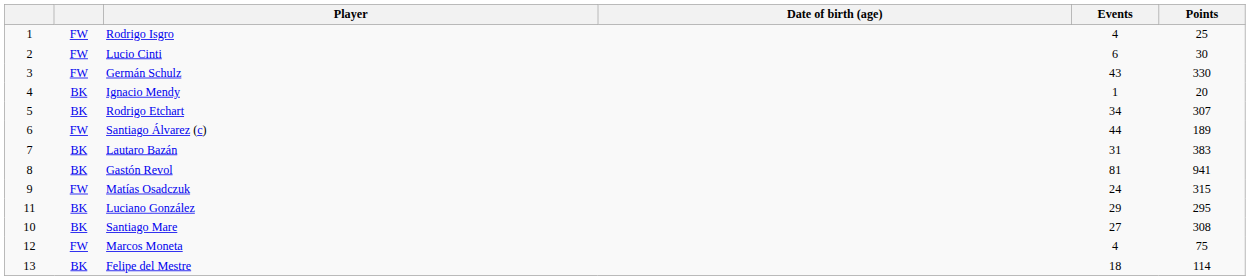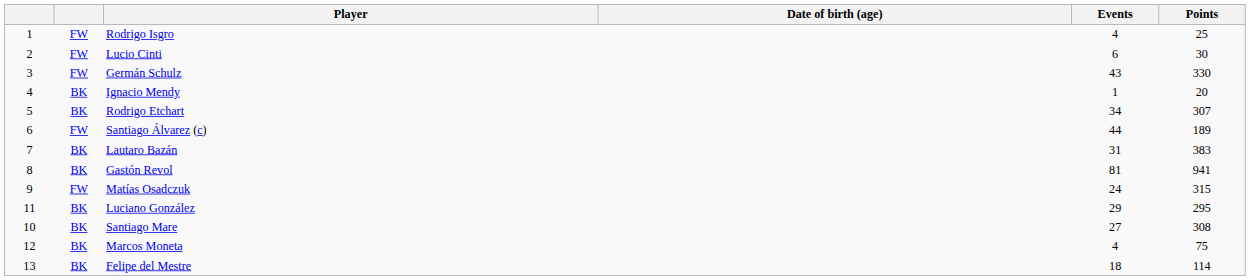(79, 246) FW -> (79, 246) BK
